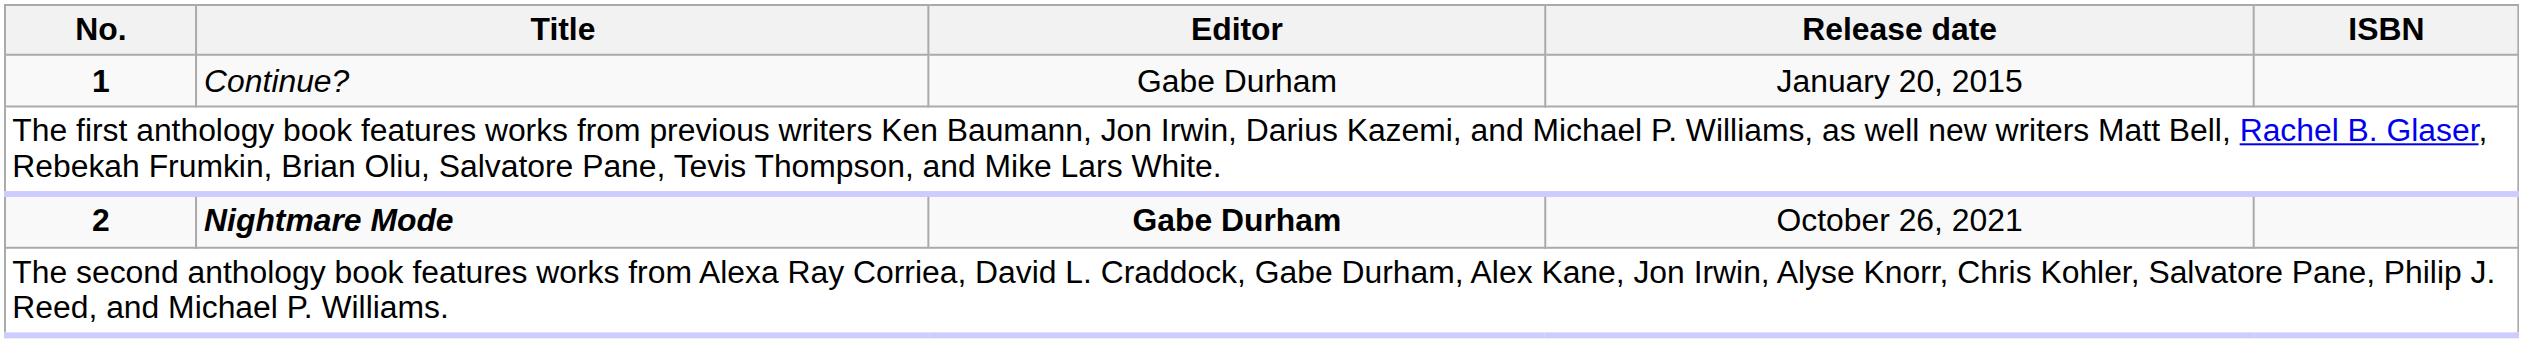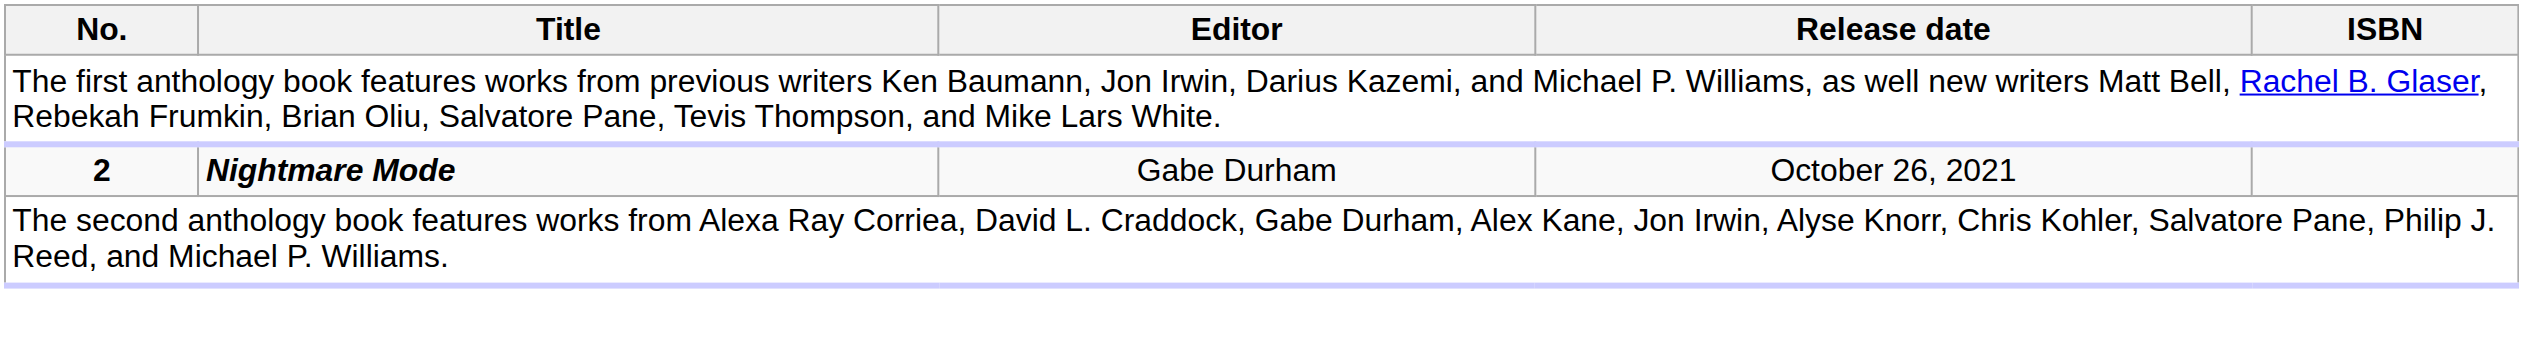- row: (101, 80)
(1237, 221) bold -> (1237, 170) normal
